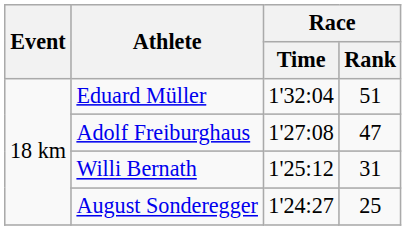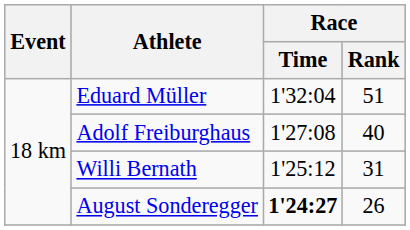(370, 132) 47 -> (374, 132) 40
(301, 206) normal -> (303, 206) bold
(370, 206) 25 -> (374, 206) 26
